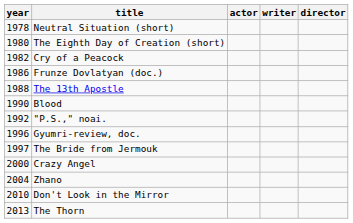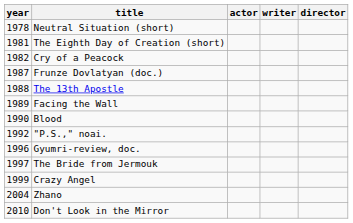(18, 42) 1980 -> (18, 42) 1981
(18, 73) 1986 -> (18, 73) 1987
+ row: (76, 104)
(18, 165) 2000 -> (18, 180) 1999
- row: (59, 210)
